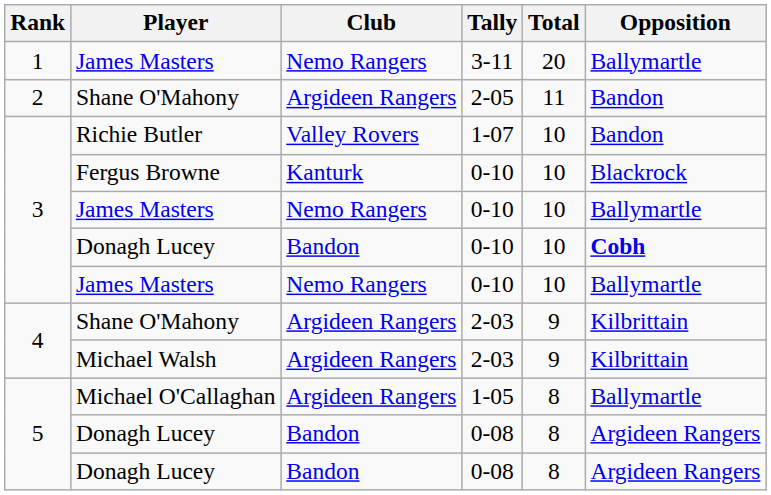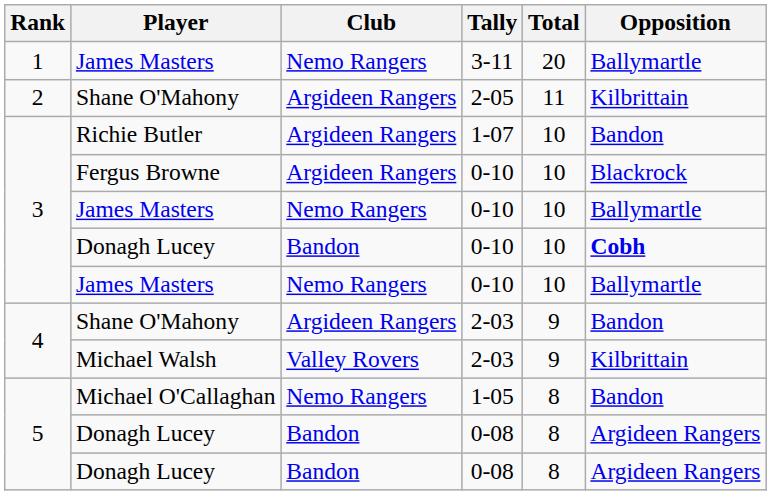(627, 97) Bandon -> (639, 97) Kilbrittain
(353, 135) Valley Rovers -> (371, 135) Argideen Rangers
(325, 172) Kanturk -> (371, 172) Argideen Rangers
(639, 321) Kilbrittain -> (627, 321) Bandon
(371, 358) Argideen Rangers -> (353, 358) Valley Rovers
(371, 396) Argideen Rangers -> (357, 396) Nemo Rangers
(646, 396) Ballymartle -> (627, 396) Bandon
